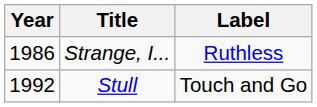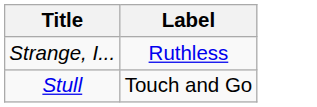- column: (32, 20)
